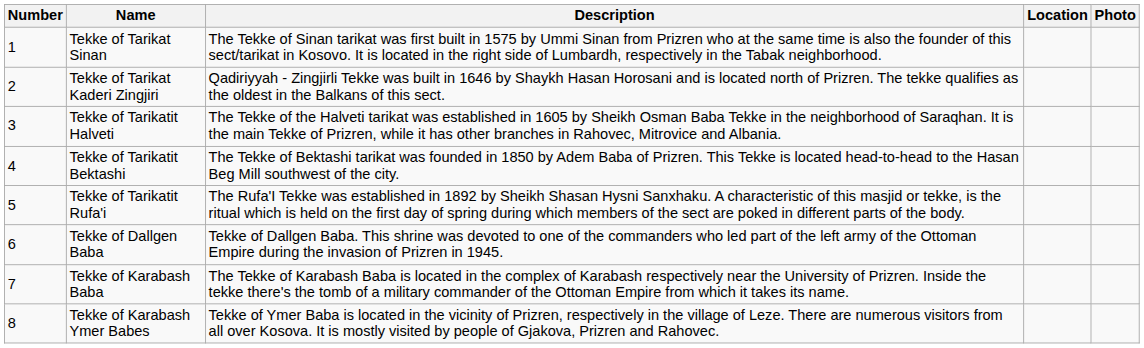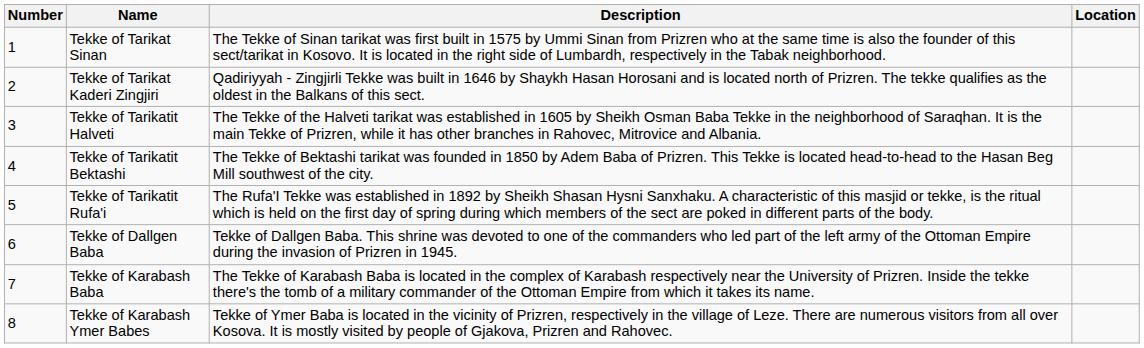- column: (1115, 16)
